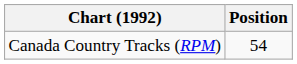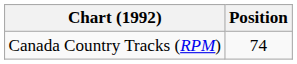(258, 45) 54 -> (258, 45) 74
